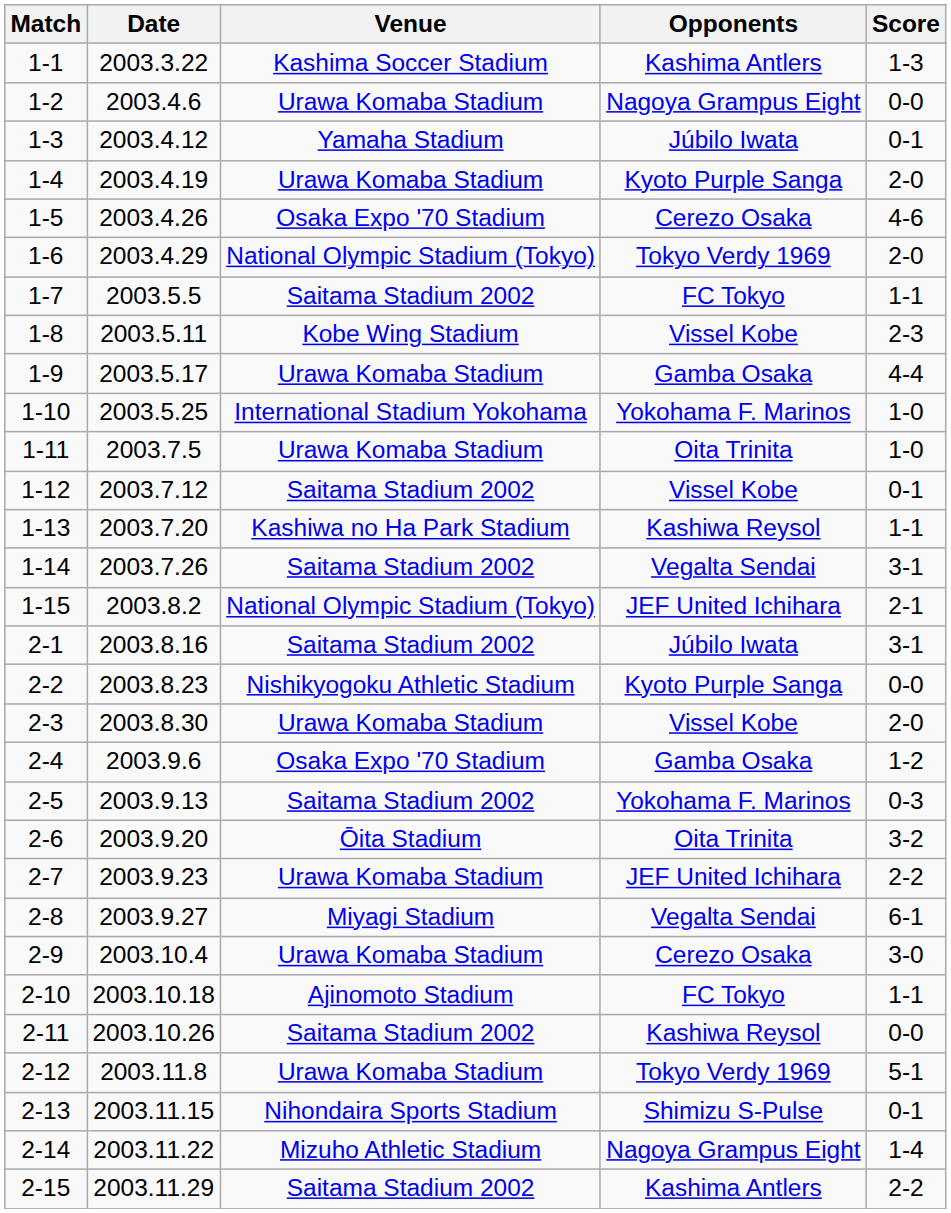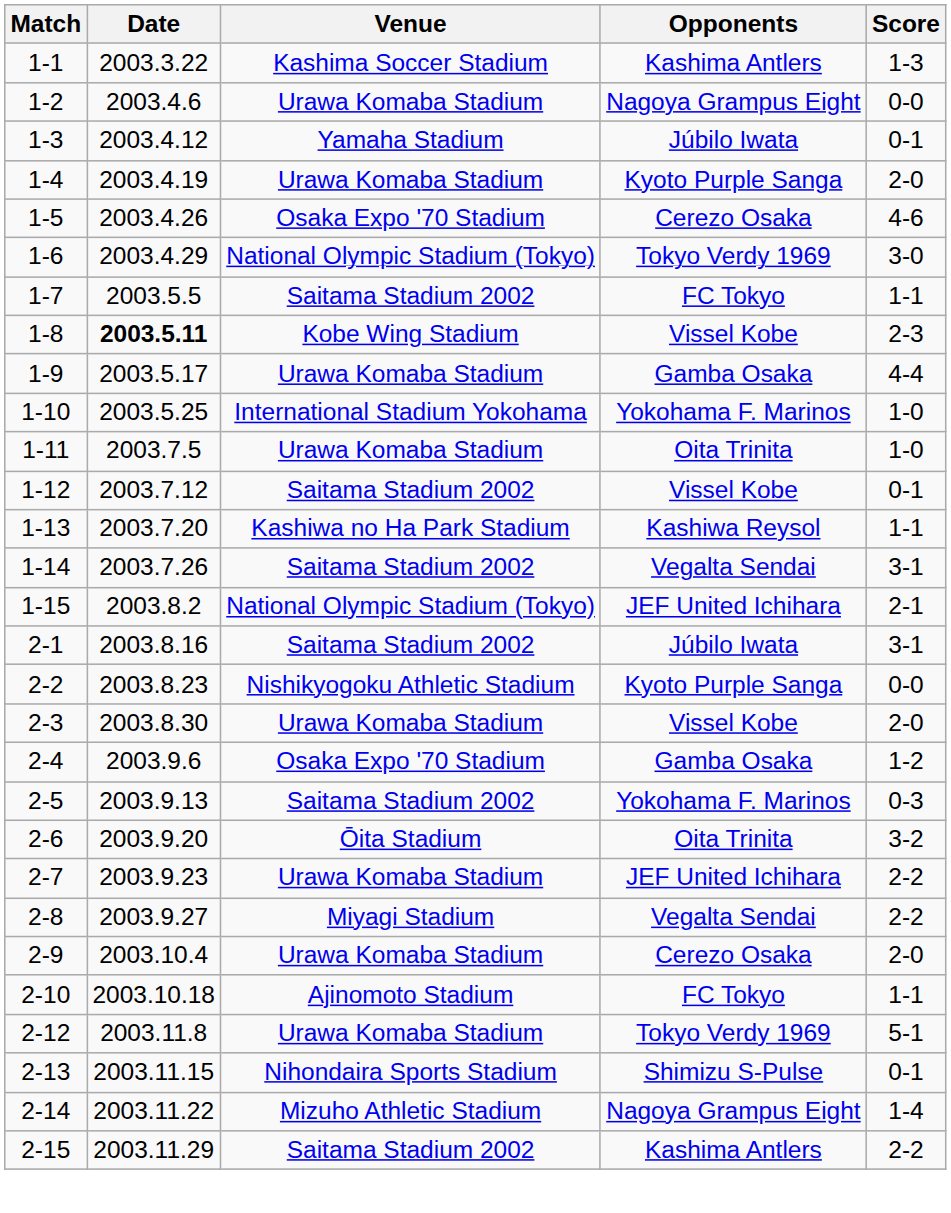(906, 256) 2-0 -> (906, 256) 3-0
(154, 334) normal -> (154, 334) bold
(906, 916) 6-1 -> (906, 916) 2-2
(906, 955) 3-0 -> (906, 955) 2-0
- row: (46, 1033)
